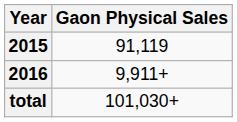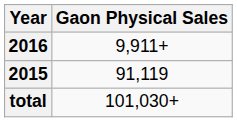rows swapped: (28, 46) <-> (28, 74)
